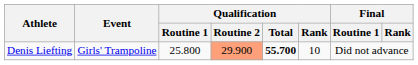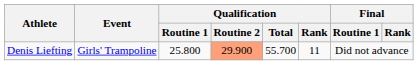(281, 51) bold -> (281, 51) normal
(314, 51) 10 -> (314, 51) 11
